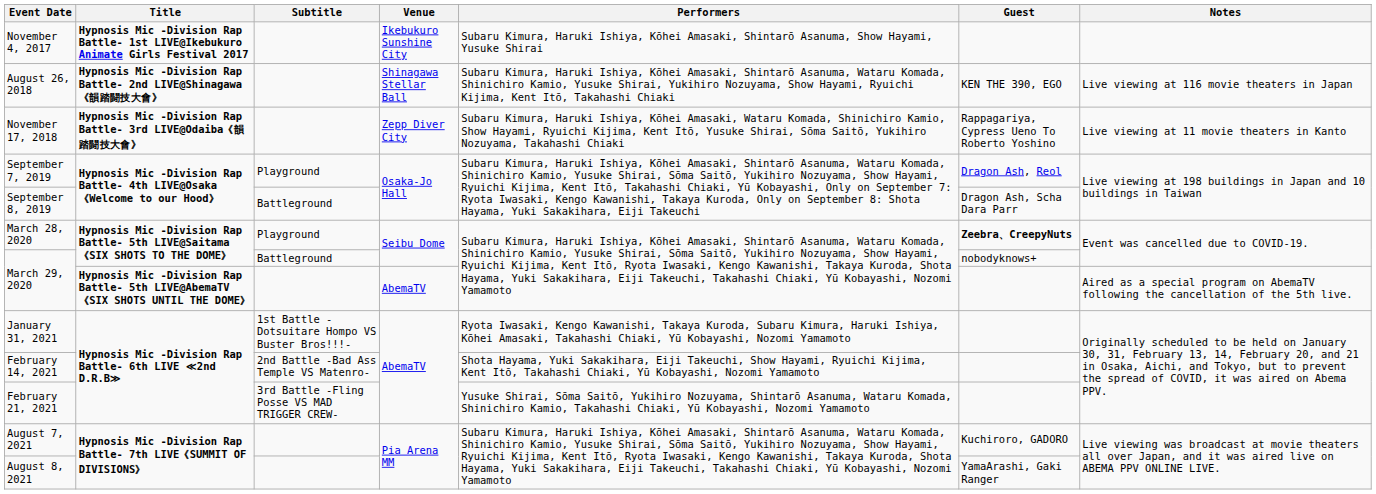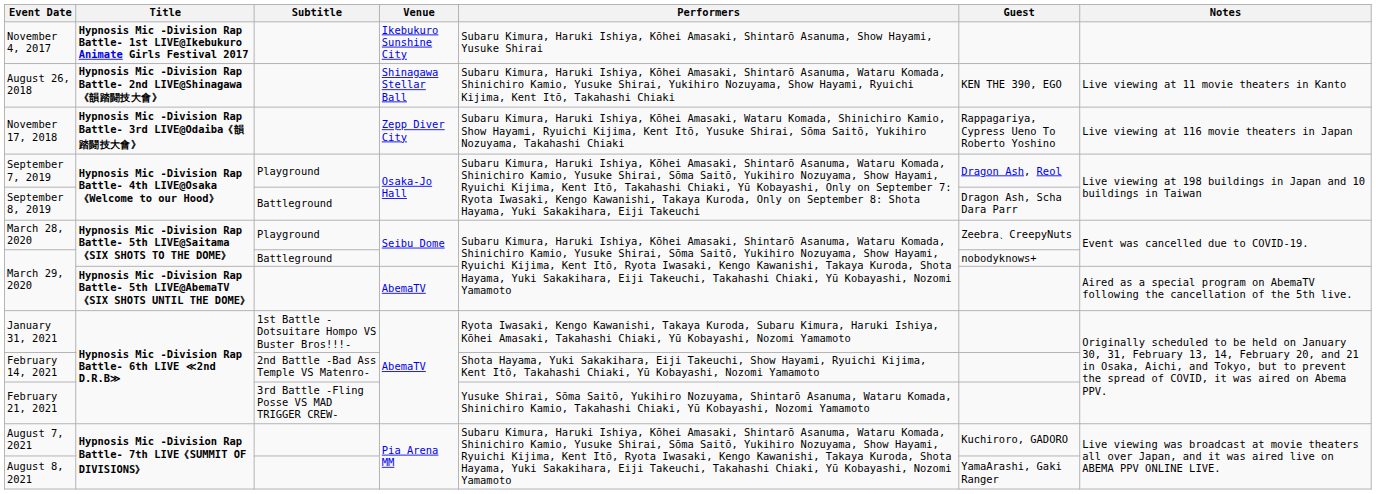(1217, 85) Live viewing at 116 movie theaters in Japan -> (1214, 85) Live viewing at 11 movie theaters in Kanto
(1214, 131) Live viewing at 11 movie theaters in Kanto -> (1217, 131) Live viewing at 116 movie theaters in Japan
(1017, 234) bold -> (1017, 234) normal
